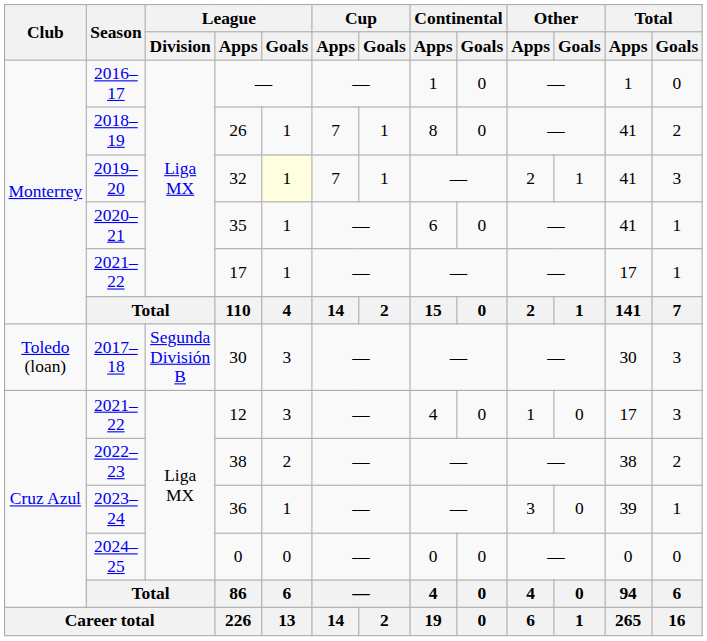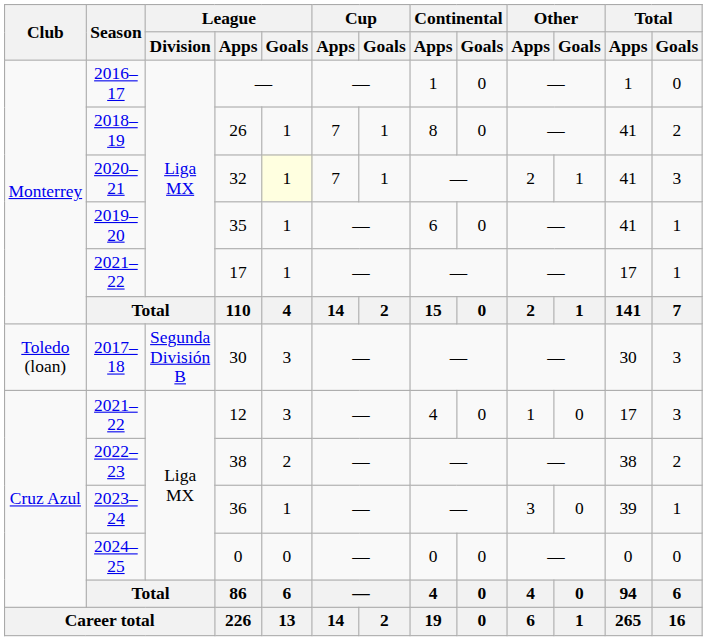(116, 178) 2019–20 -> (116, 178) 2020–21
(116, 225) 2020–21 -> (116, 225) 2019–20
